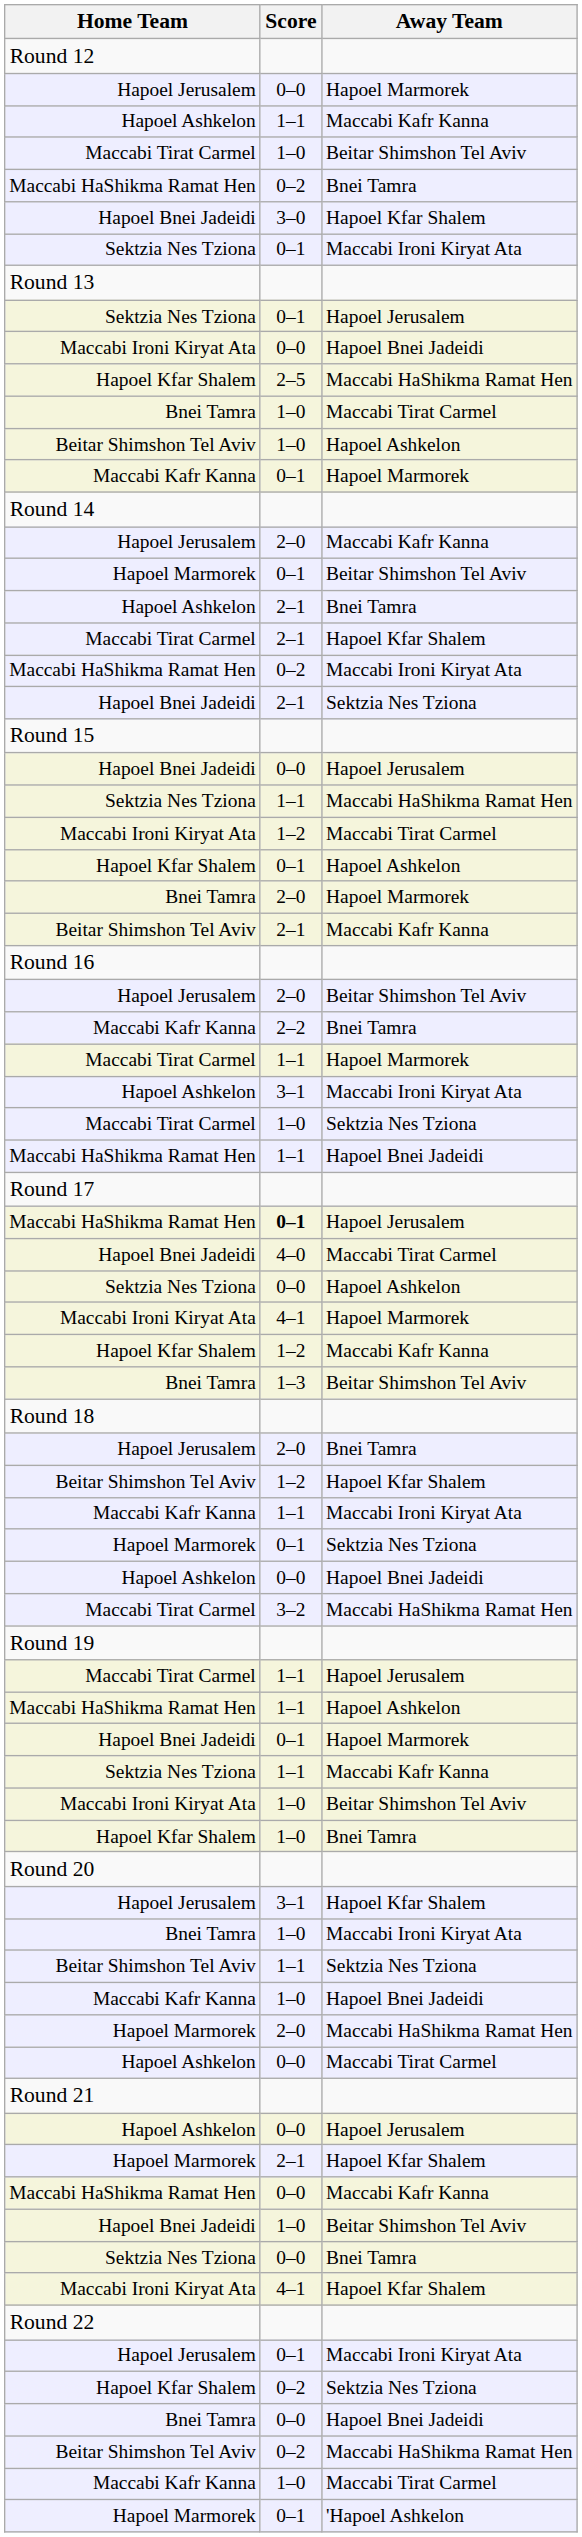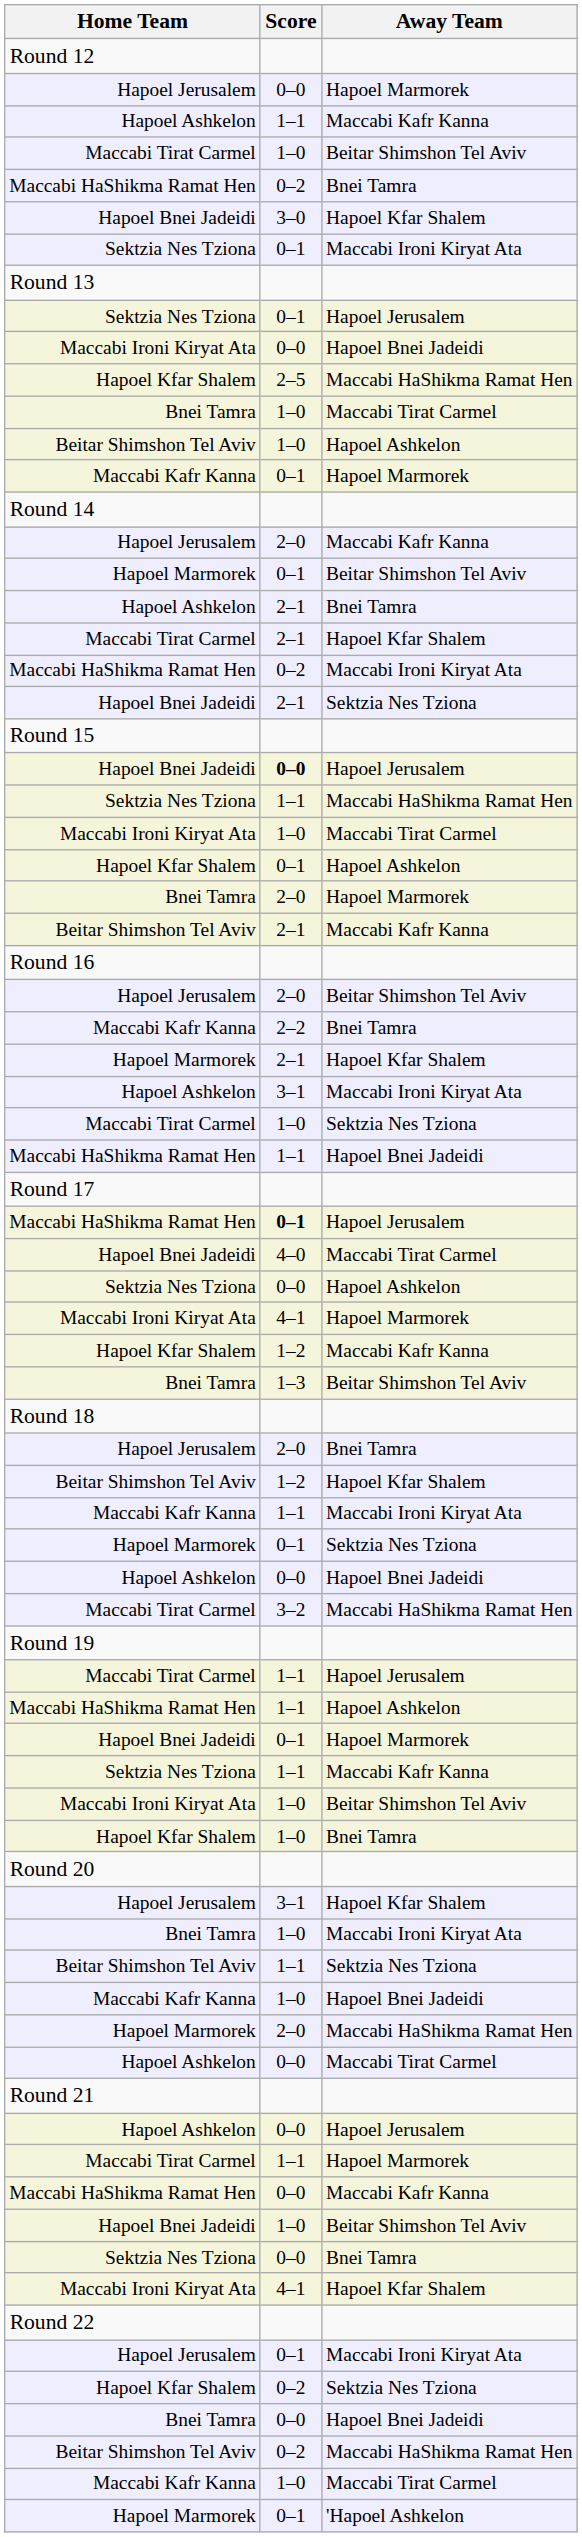(291, 768) normal -> (291, 768) bold
(291, 833) 1–2 -> (291, 833) 1–0
rows swapped: (184, 2160) <-> (171, 1059)
